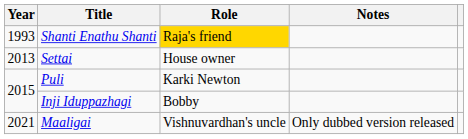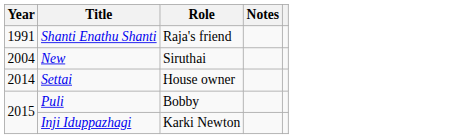(21, 36) 1993 -> (21, 36) 1991
(197, 36) gold background -> (197, 36) no background
+ row: (53, 58)
(21, 58) 2013 -> (21, 79) 2014
(202, 79) Karki Newton -> (181, 101) Bobby
(181, 101) Bobby -> (202, 123) Karki Newton
- row: (66, 123)
